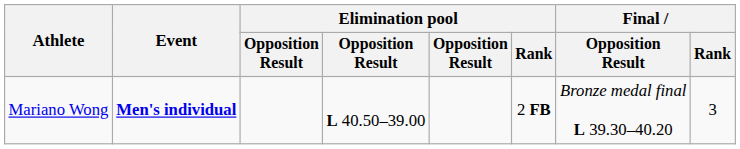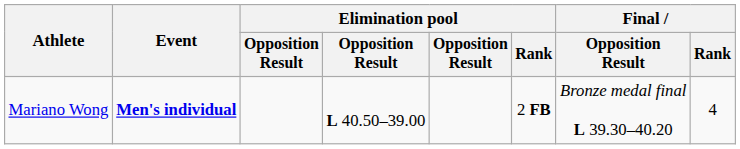(713, 110) 3 -> (713, 110) 4
